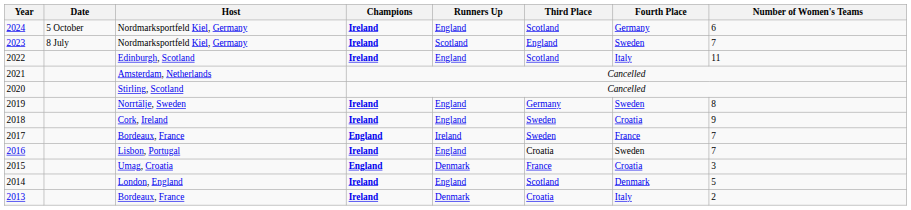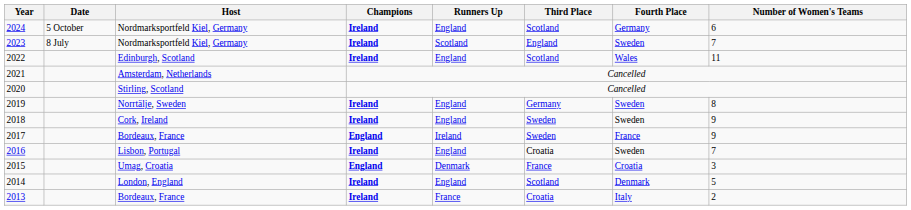(623, 58) Italy -> (626, 58) Wales
(629, 120) Croatia -> (630, 120) Sweden
(714, 136) 7 -> (714, 136) 9
(452, 197) Denmark -> (448, 197) France
